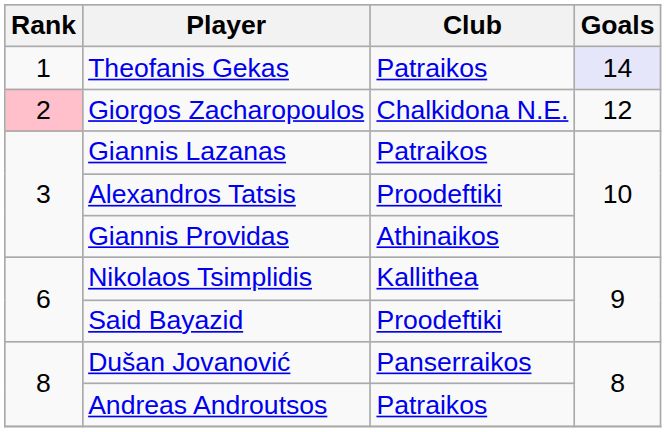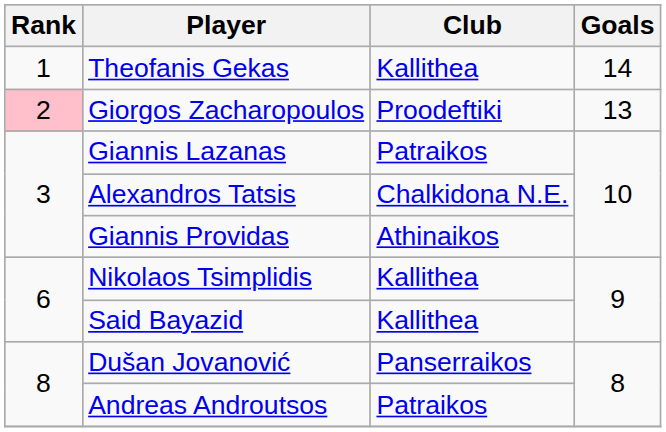(432, 67) Patraikos -> (427, 67) Kallithea
(618, 67) lavender background -> (618, 67) no background
(472, 109) Chalkidona N.E. -> (439, 109) Proodeftiki
(618, 109) 12 -> (618, 109) 13
(439, 194) Proodeftiki -> (472, 194) Chalkidona N.E.
(439, 320) Proodeftiki -> (427, 320) Kallithea
